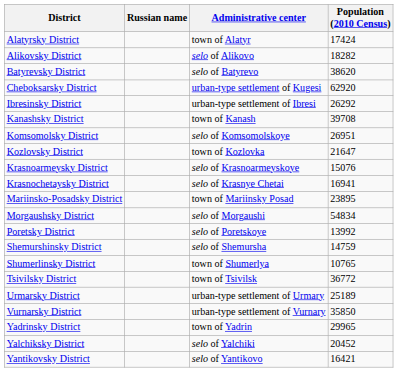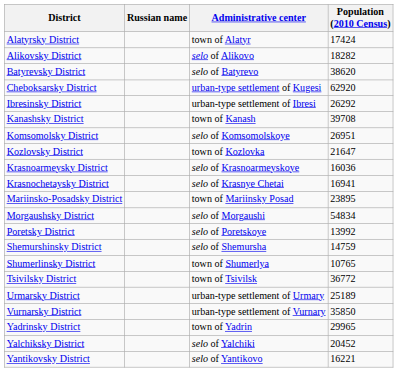(343, 167) 15076 -> (343, 167) 16036
(343, 359) 16421 -> (343, 359) 16221
